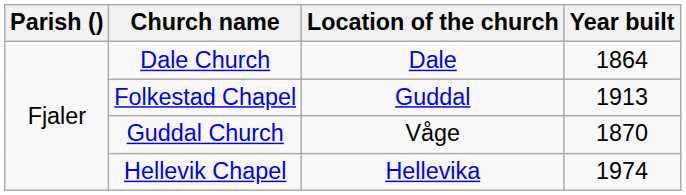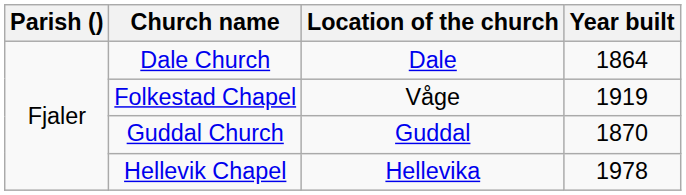(433, 97) Guddal -> (433, 97) Våge
(622, 97) 1913 -> (622, 97) 1919
(433, 134) Våge -> (433, 134) Guddal
(622, 171) 1974 -> (622, 171) 1978
